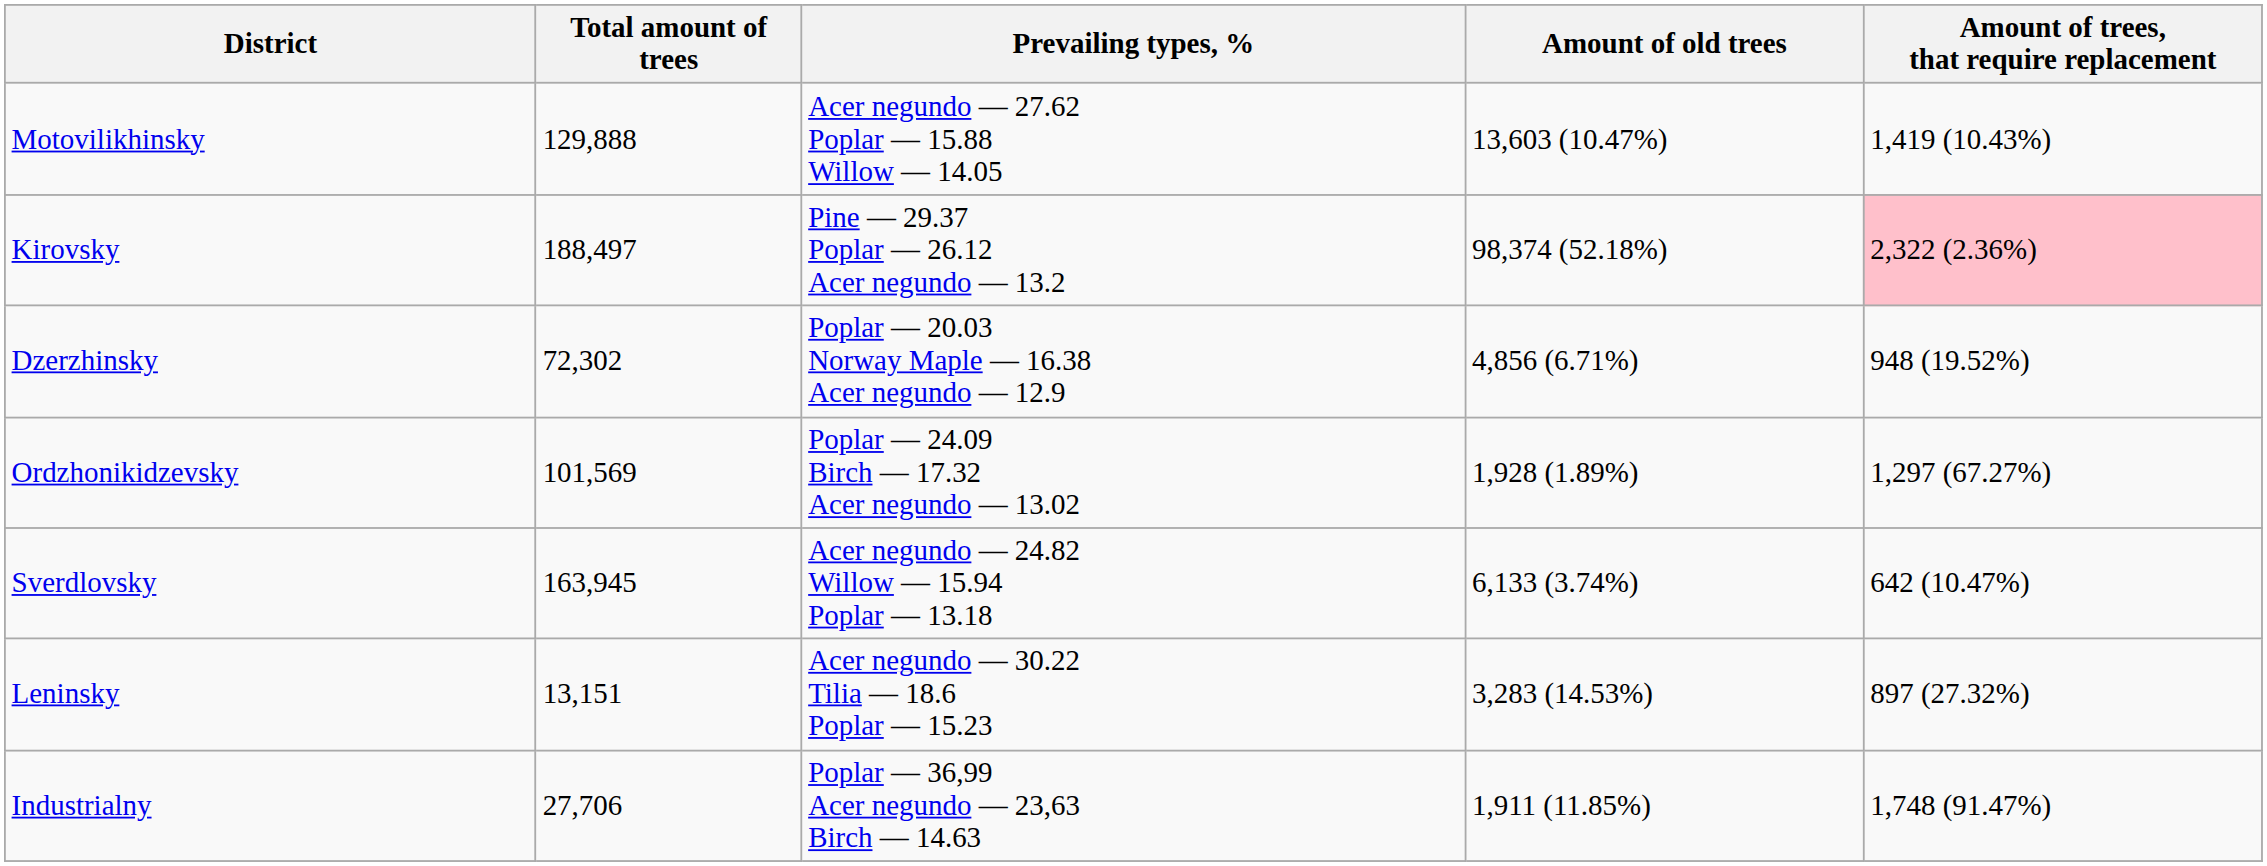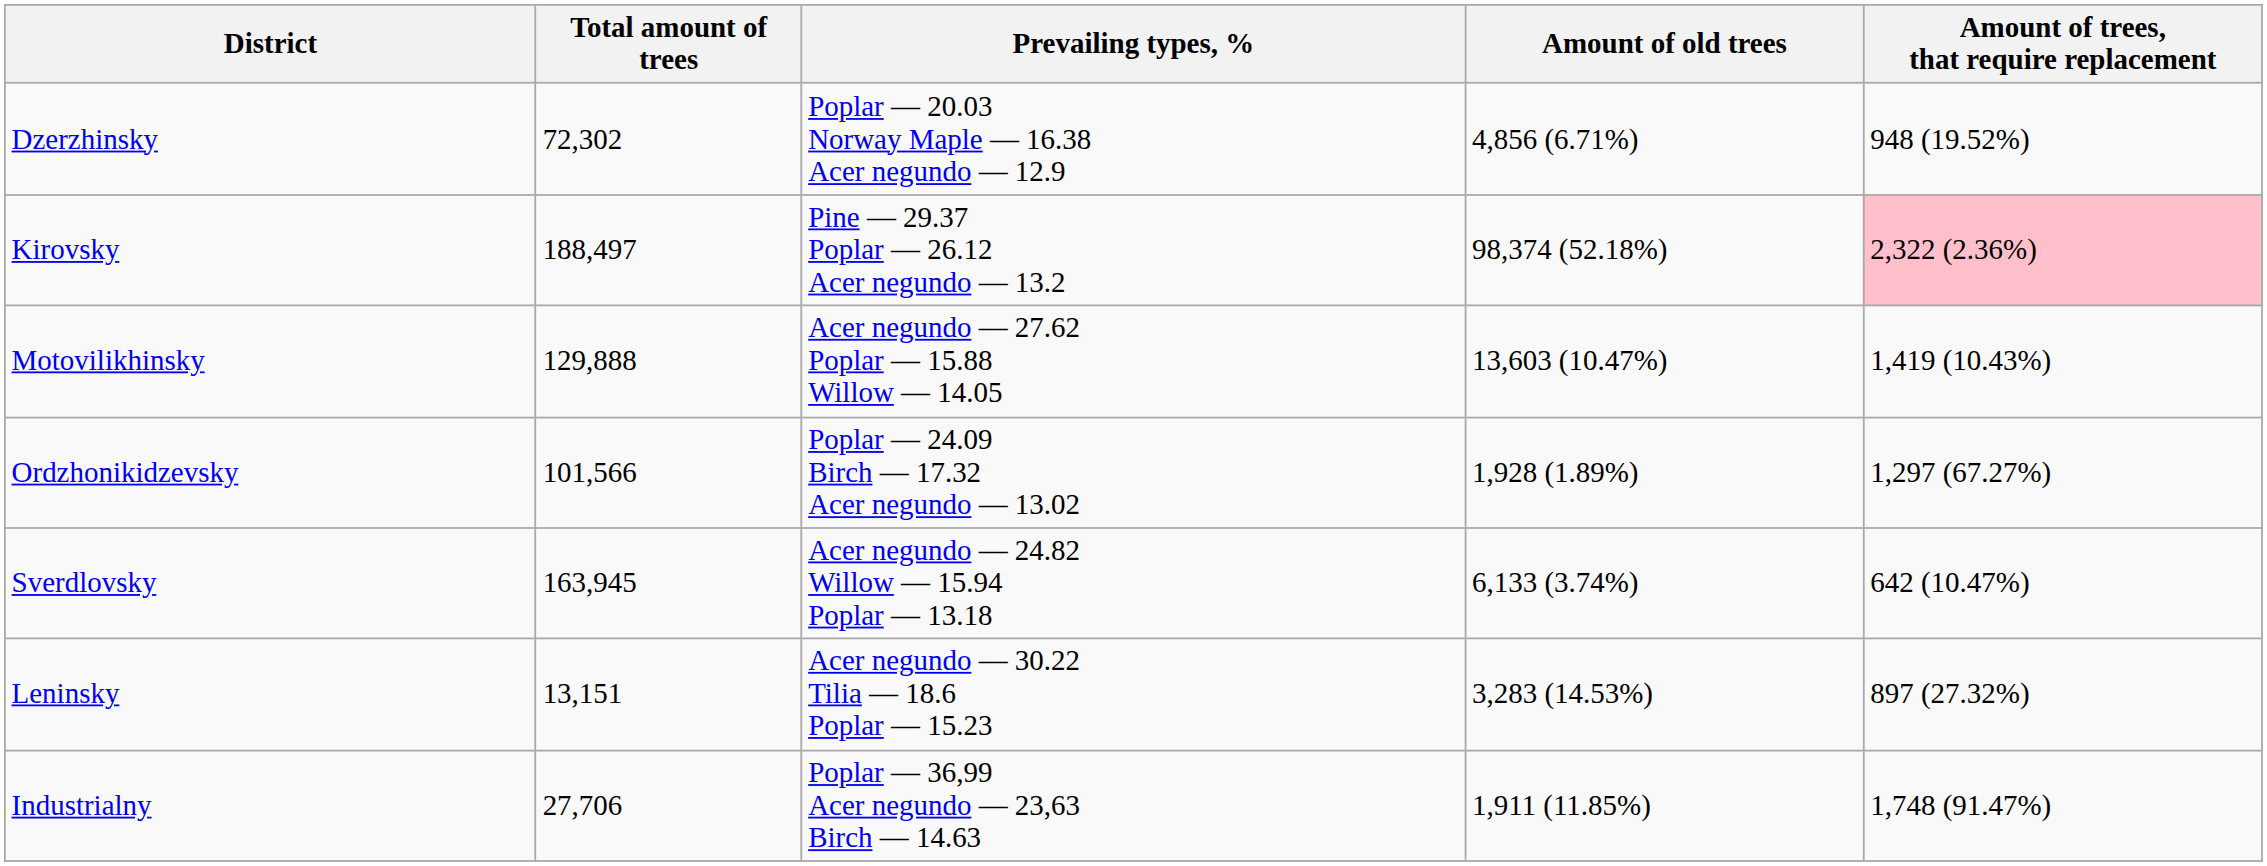rows swapped: (85, 360) <-> (108, 138)
(590, 471) 101,569 -> (590, 471) 101,566
